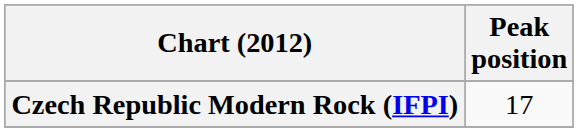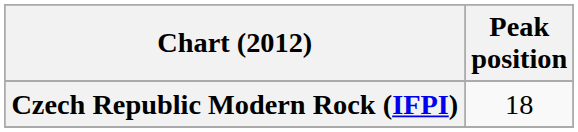(519, 103) 17 -> (519, 103) 18
